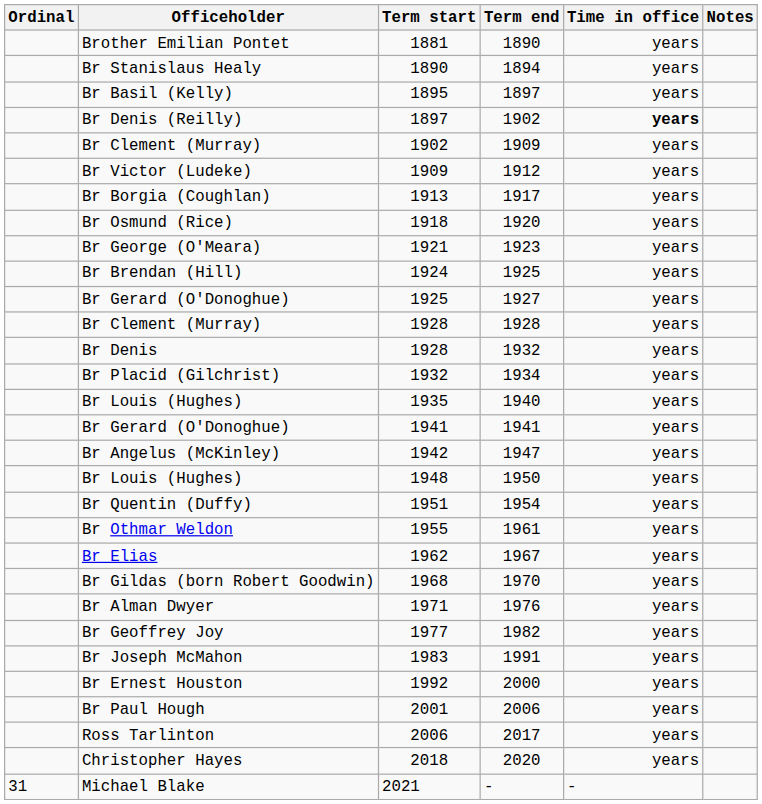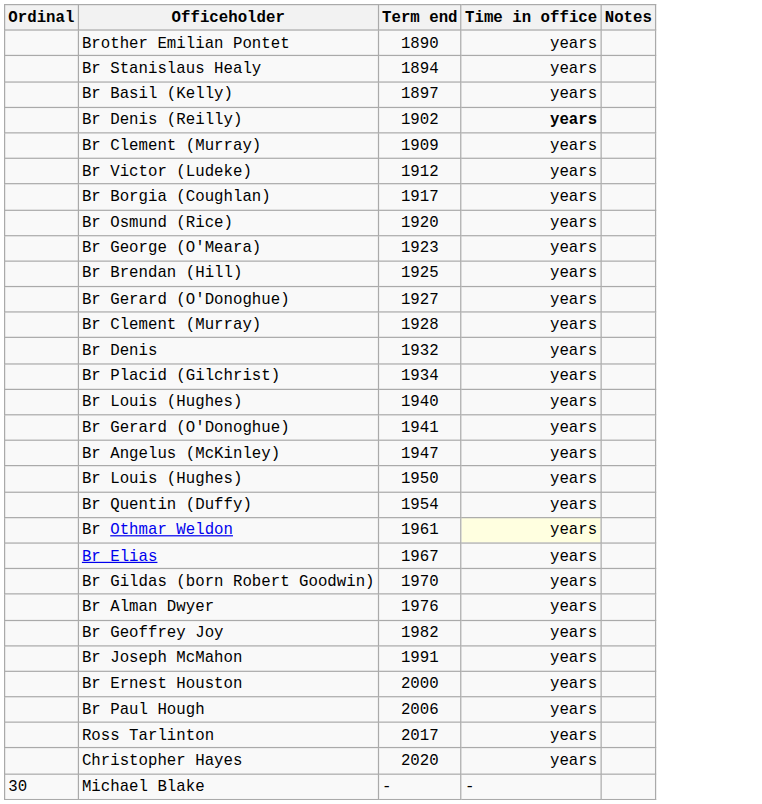- column: (429, 17)
(675, 530) no background -> (574, 530) lightyellow background
(18, 787) 31 -> (18, 787) 30
